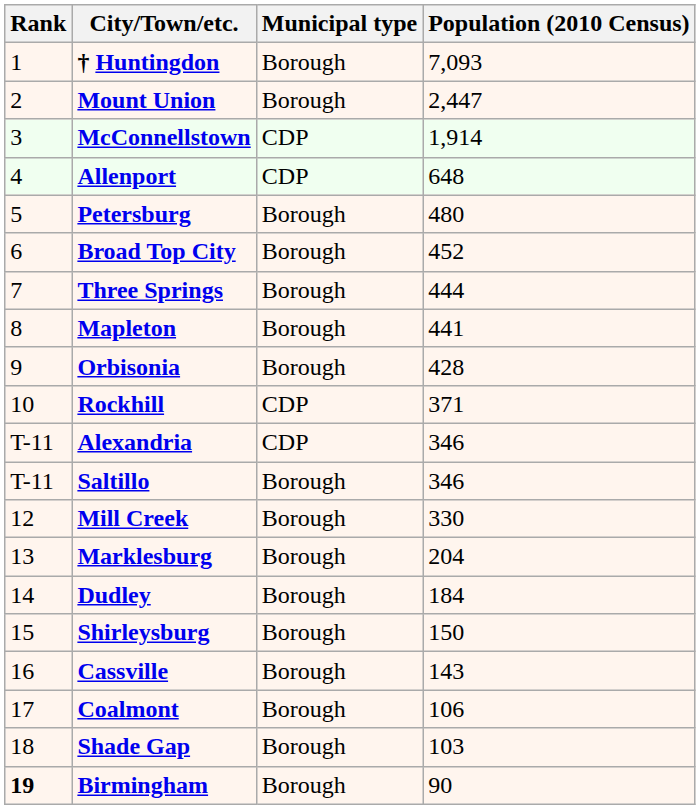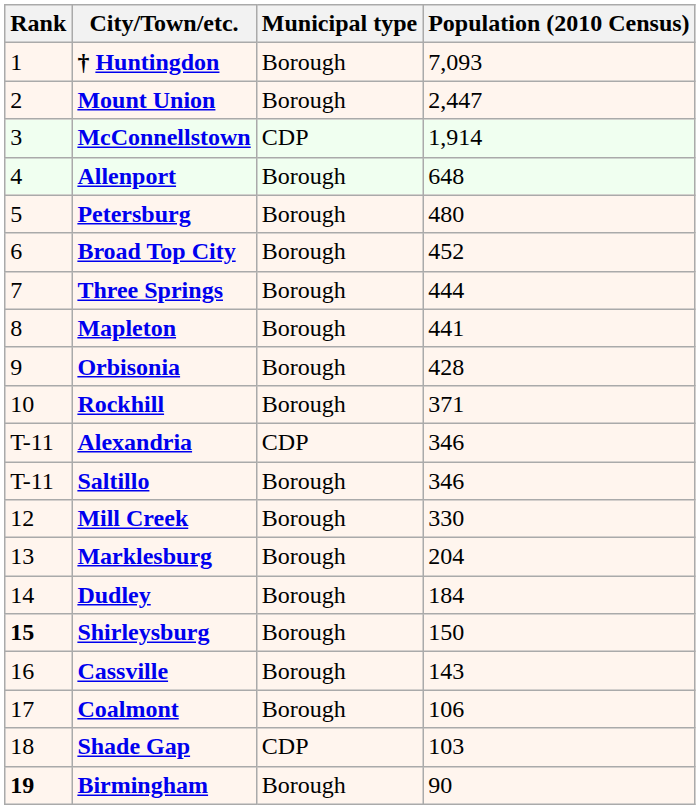(285, 175) CDP -> (304, 175) Borough
(285, 404) CDP -> (304, 404) Borough
(22, 632) normal -> (22, 632) bold
(304, 746) Borough -> (285, 746) CDP
